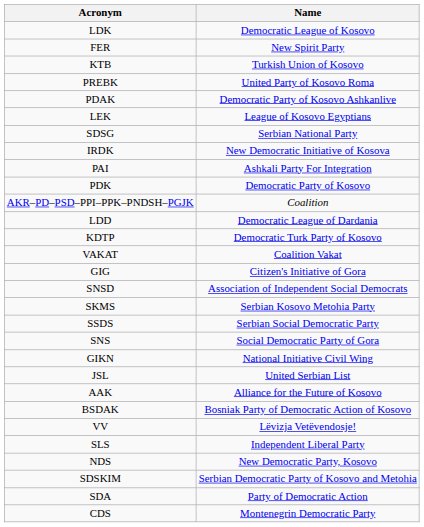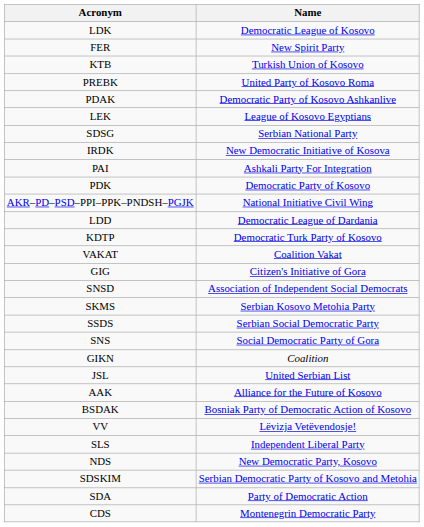(308, 202) Coalition -> (308, 202) National Initiative Civil Wing
(308, 358) National Initiative Civil Wing -> (308, 358) Coalition
